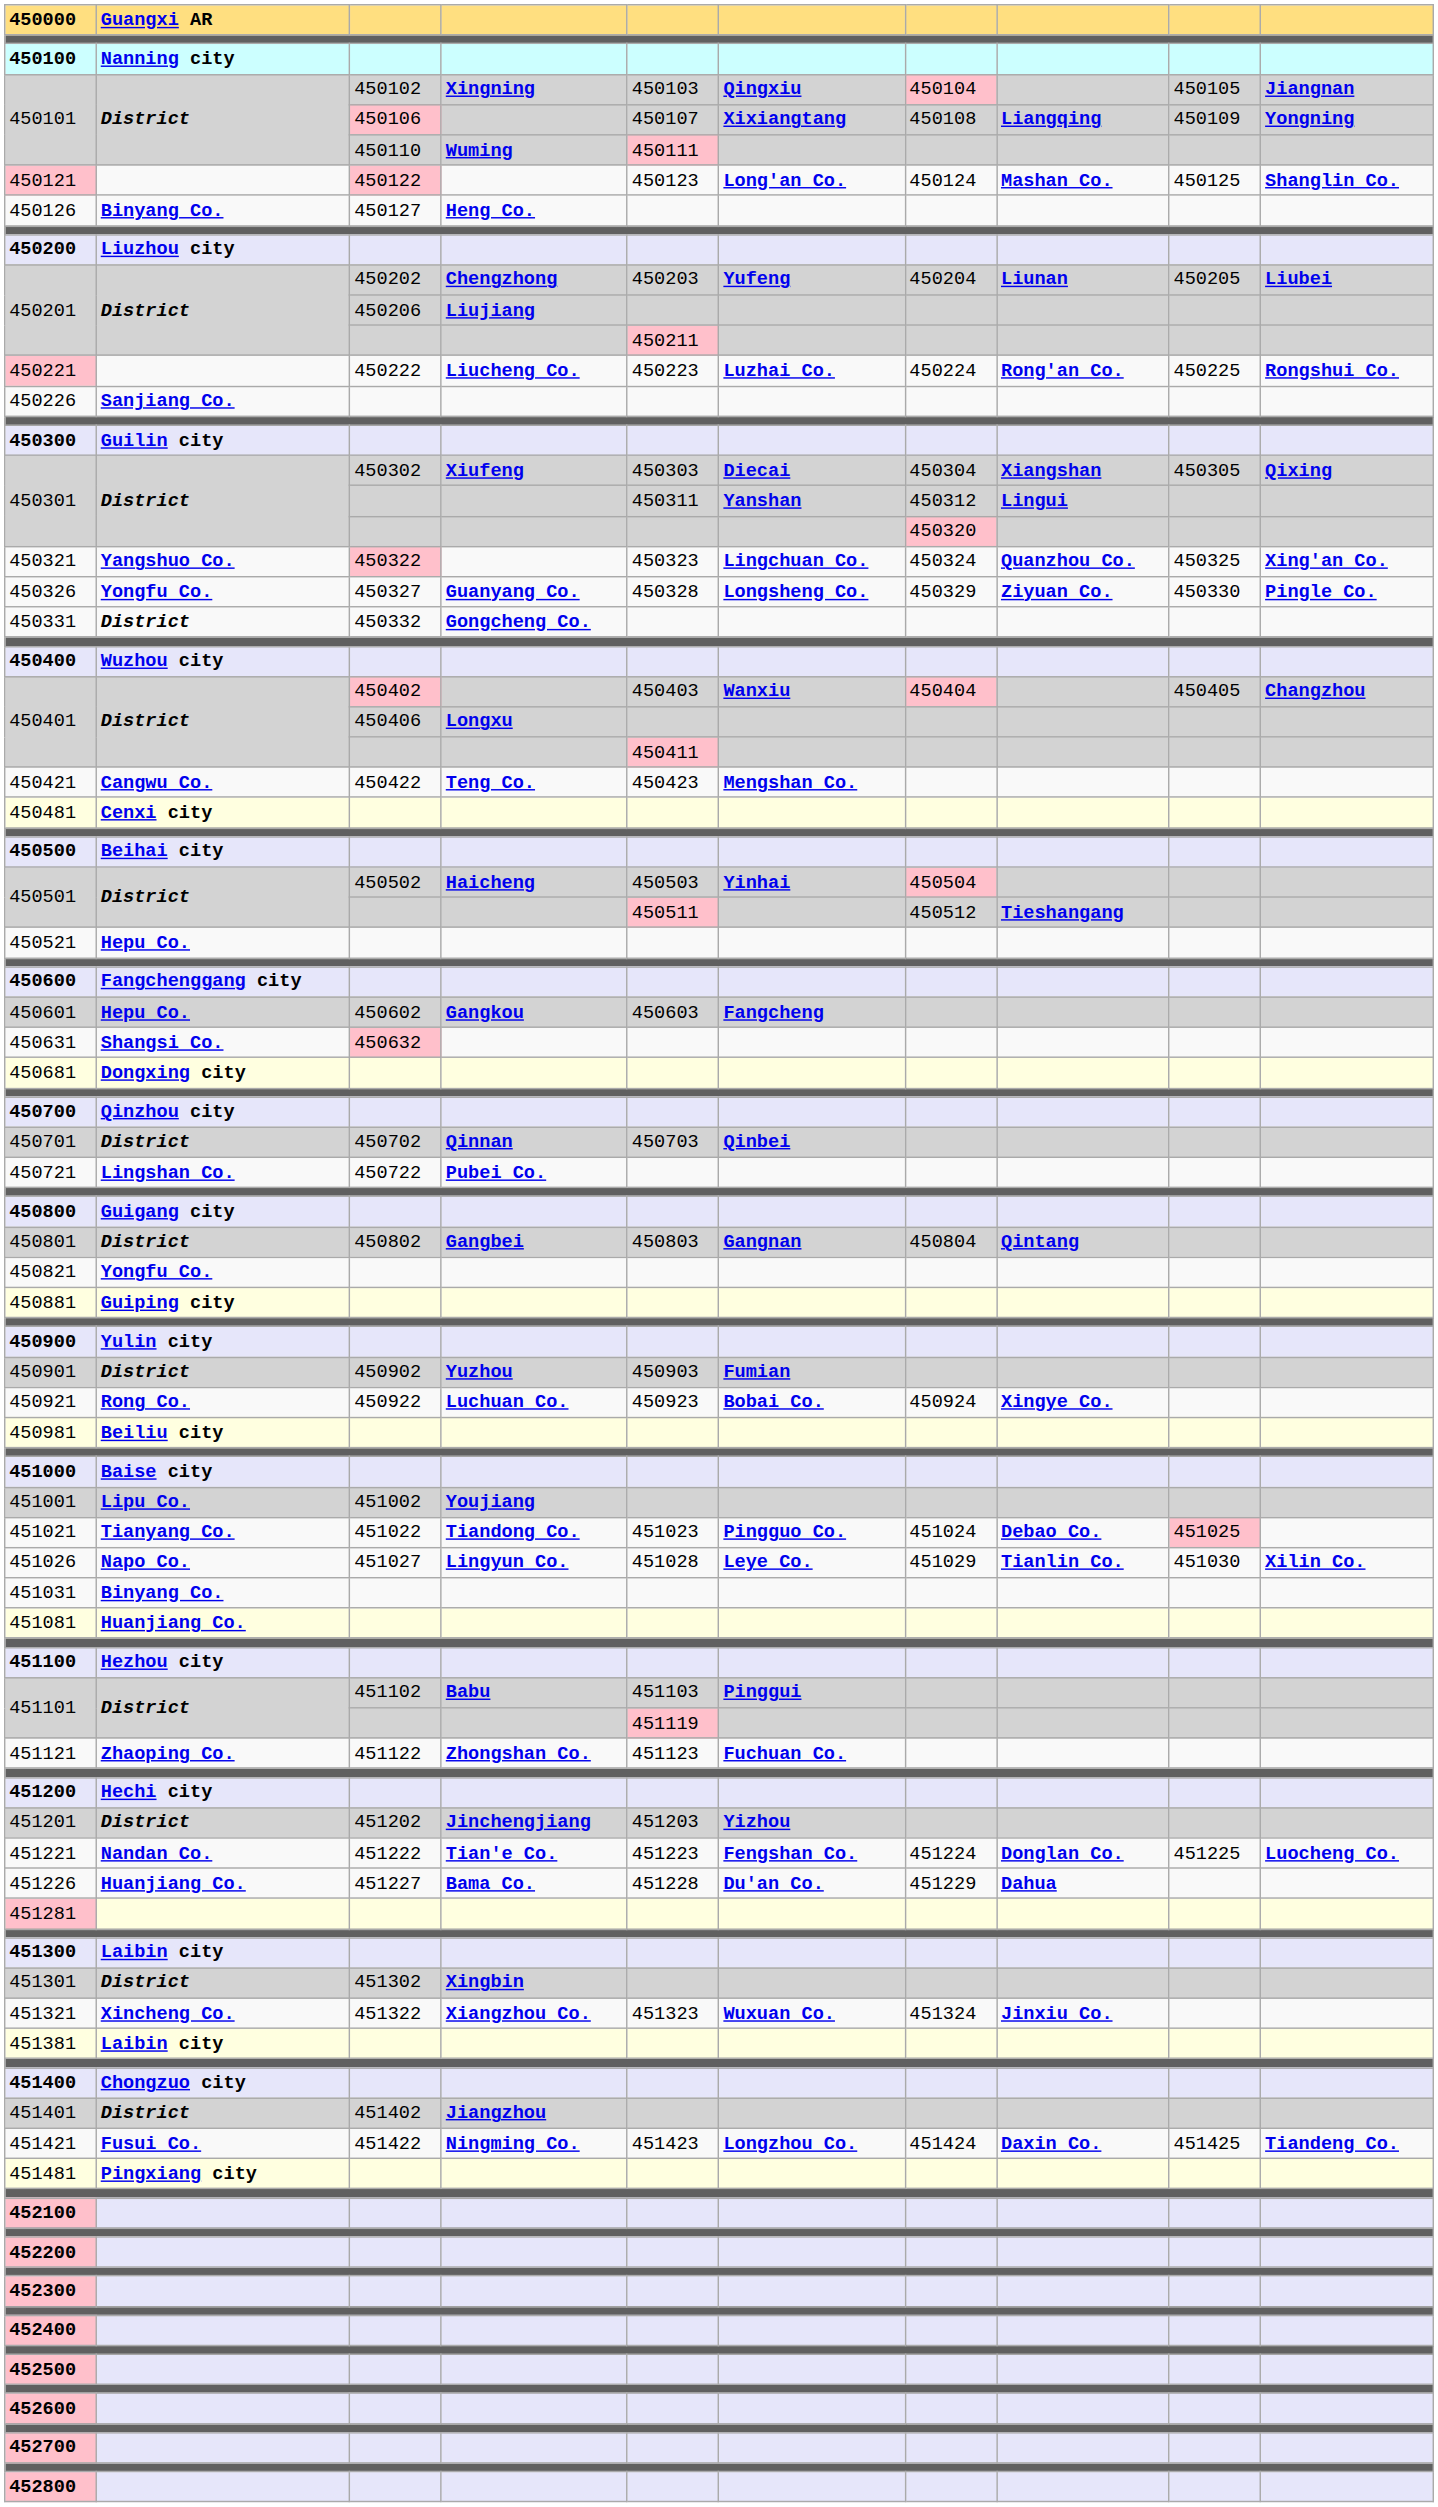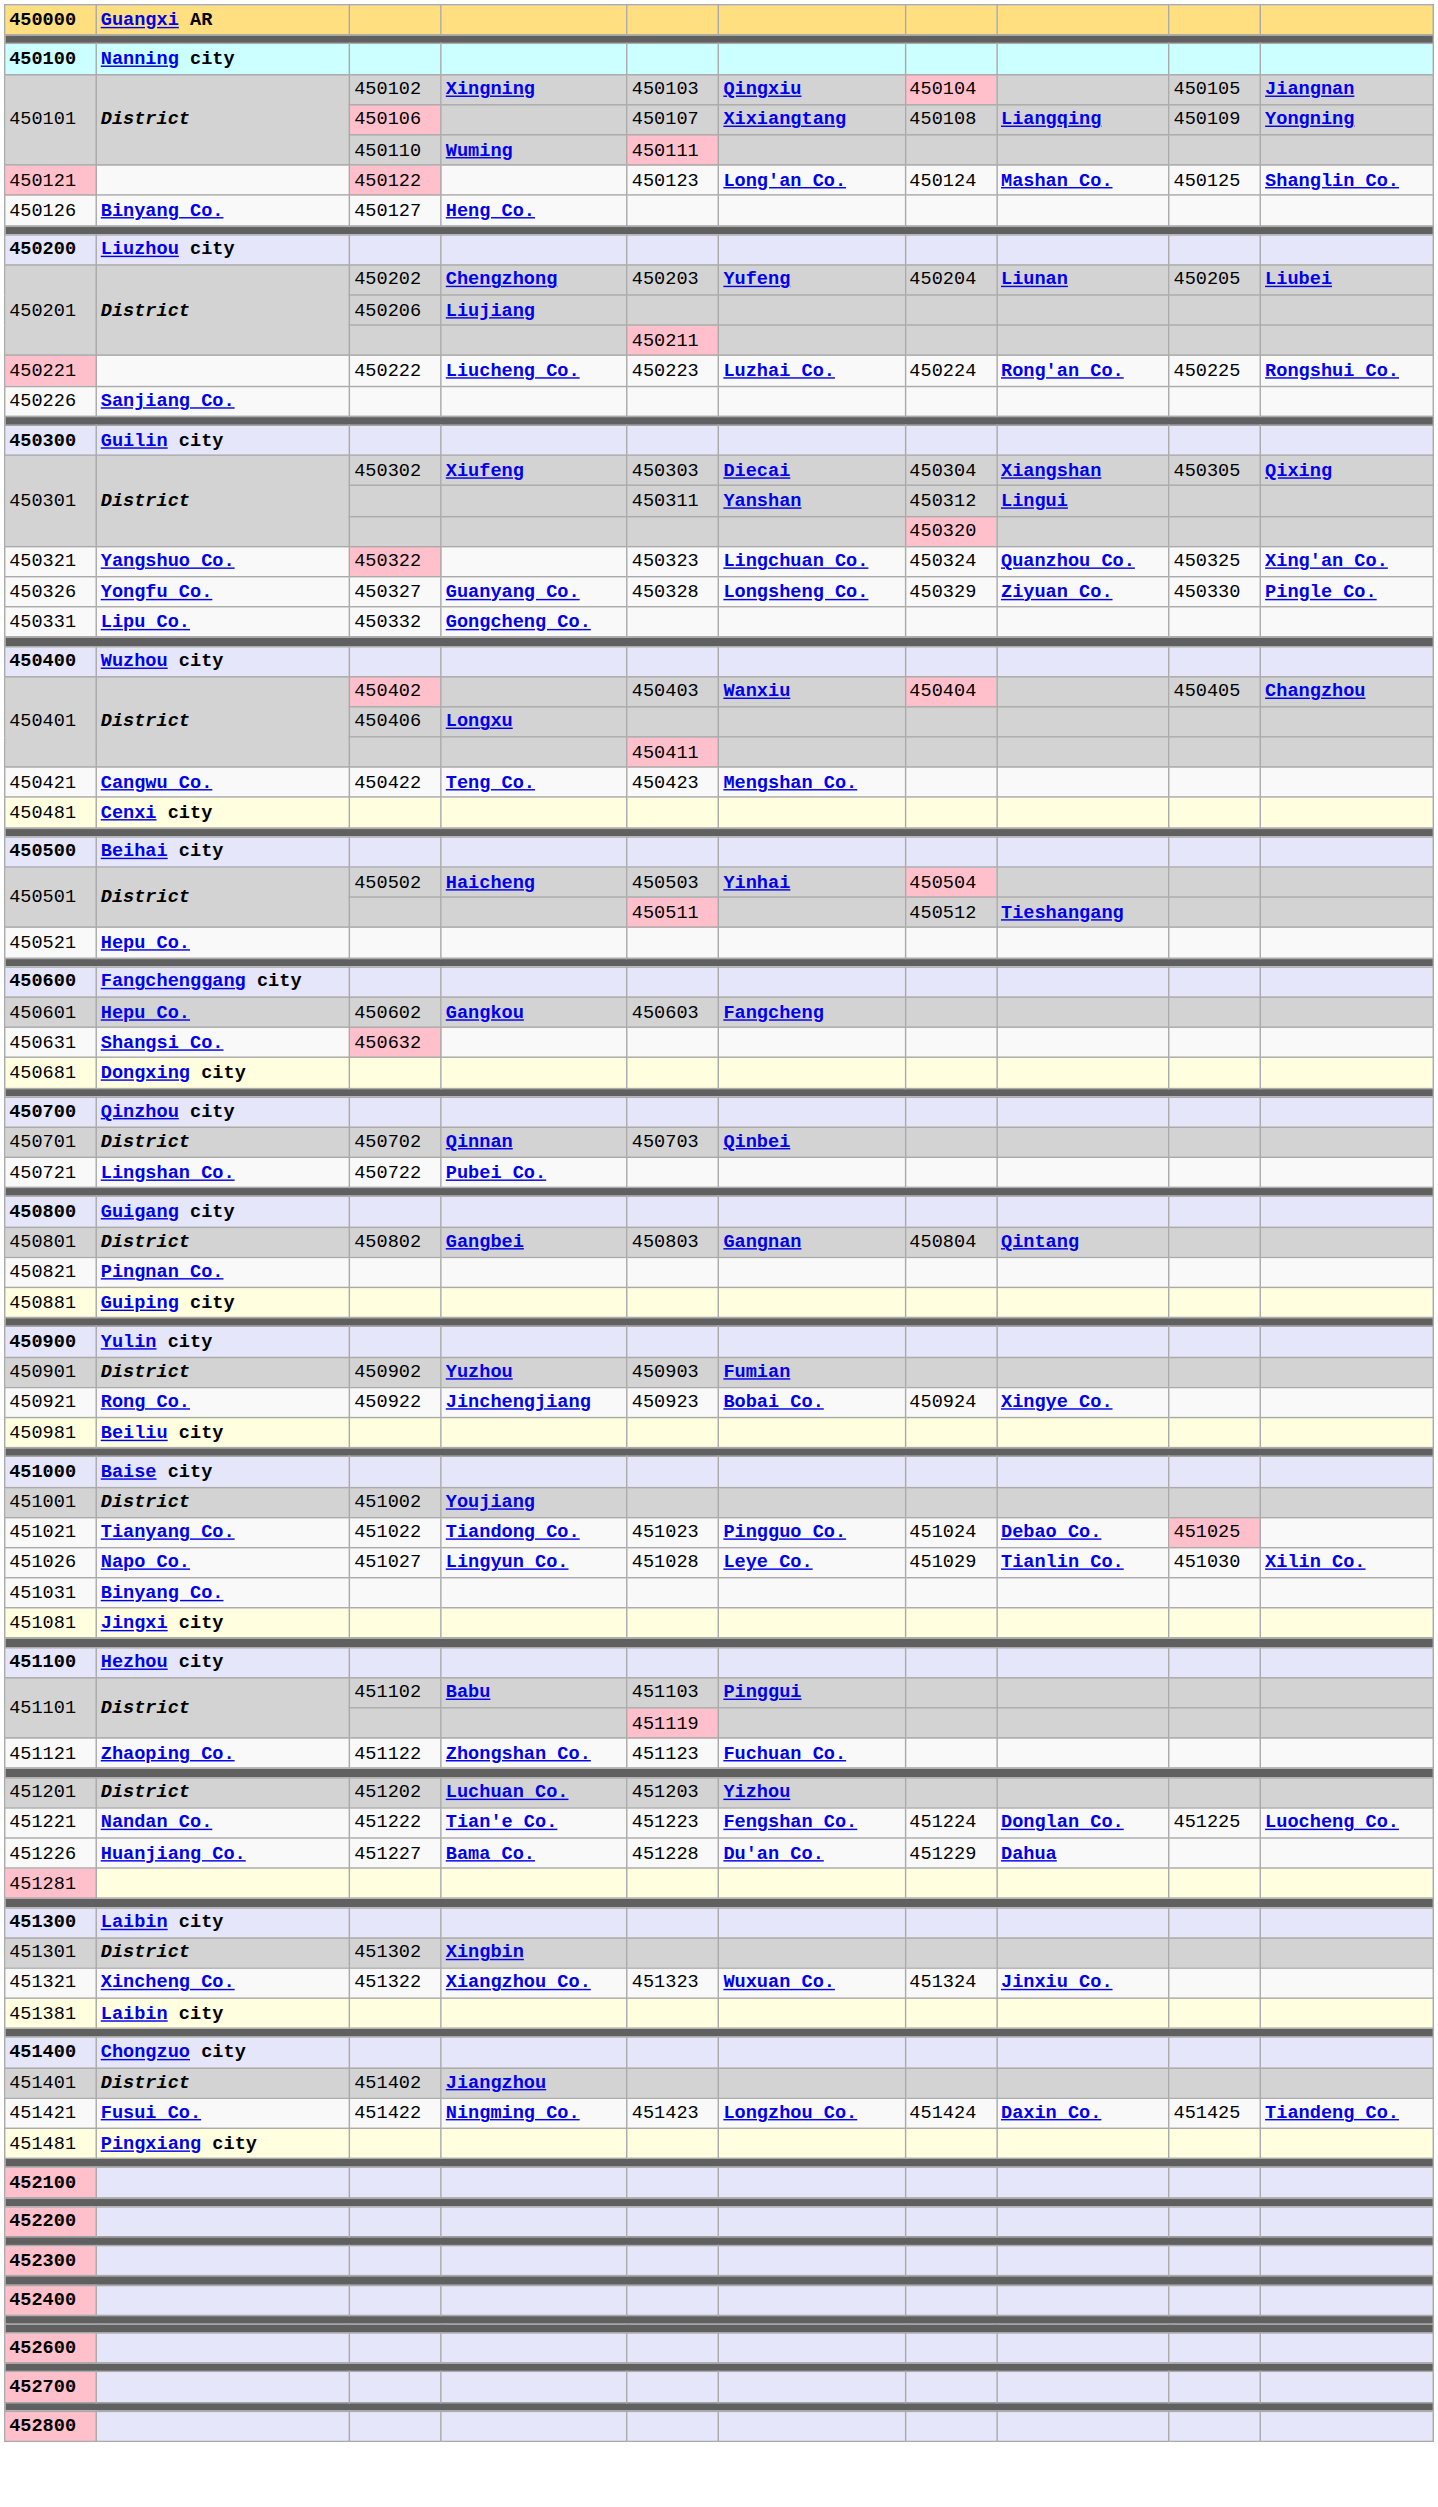(145, 622) District -> (145, 622) Lipu Co.
(157, 1272) Yongfu Co. -> (162, 1272) Pingnan Co.
(507, 1402) Luchuan Co. -> (518, 1402) Jinchengjiang
(145, 1502) Lipu Co. -> (145, 1502) District
(173, 1623) Huanjiang Co. -> (162, 1623) Jingxi city
- row: (43, 1792)
(518, 1823) Jinchengjiang -> (507, 1792) Luchuan Co.
- row: (43, 2369)
